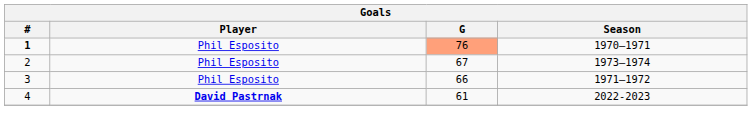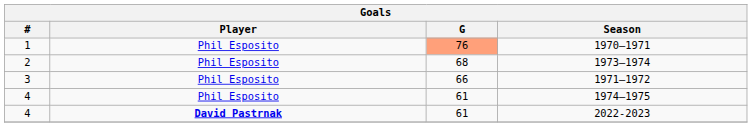(27, 47) bold -> (27, 47) normal
(462, 63) 67 -> (462, 63) 68
+ row: (622, 97)
